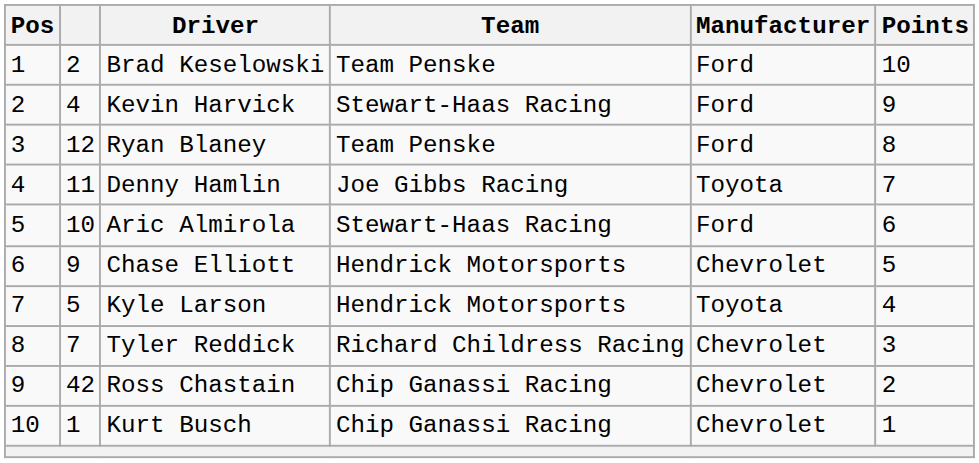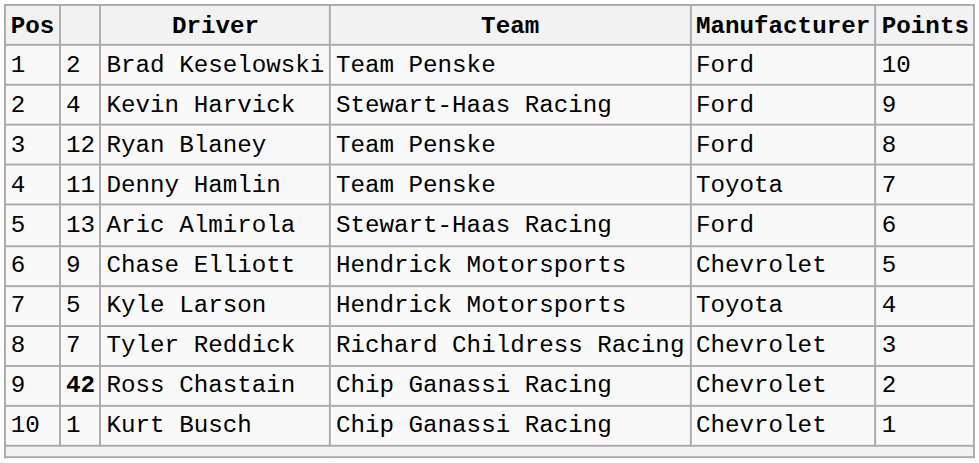(452, 185) Joe Gibbs Racing -> (416, 185) Team Penske
(80, 225) 10 -> (80, 225) 13
(80, 385) normal -> (80, 385) bold
